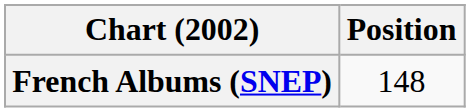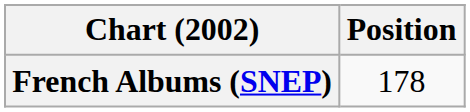(402, 80) 148 -> (402, 80) 178
